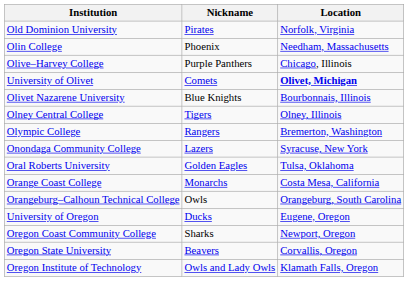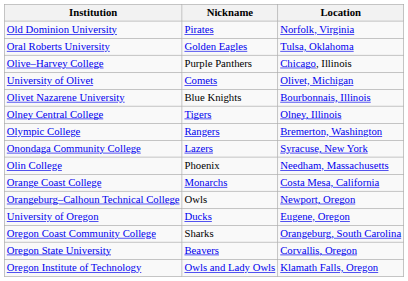rows swapped: (34, 47) <-> (58, 166)
(319, 81) bold -> (317, 81) normal
(341, 200) Orangeburg, South Carolina -> (318, 200) Newport, Oregon
(318, 234) Newport, Oregon -> (341, 234) Orangeburg, South Carolina
